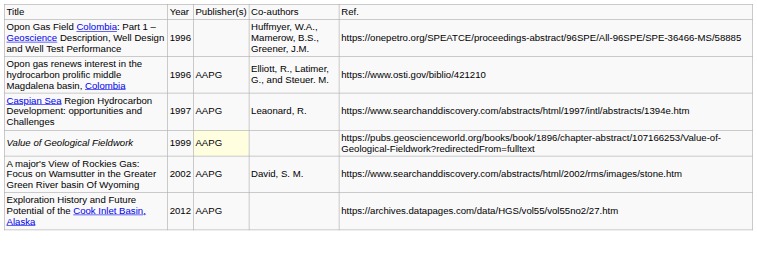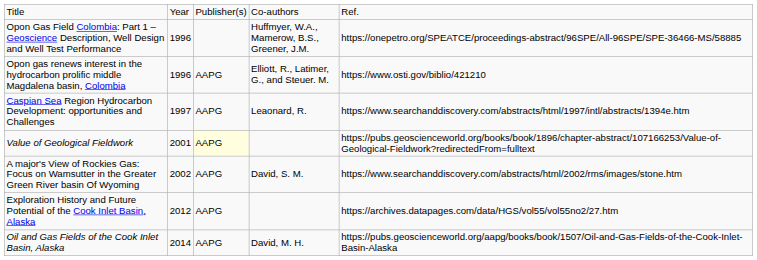(180, 143) 1999 -> (180, 143) 2001
+ row: (82, 242)
